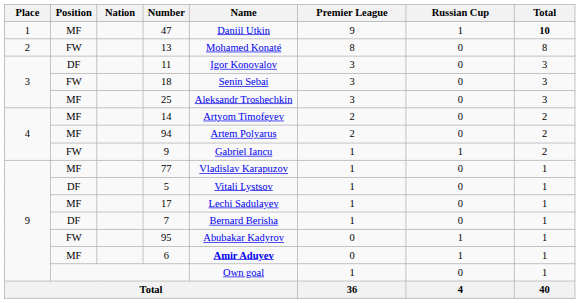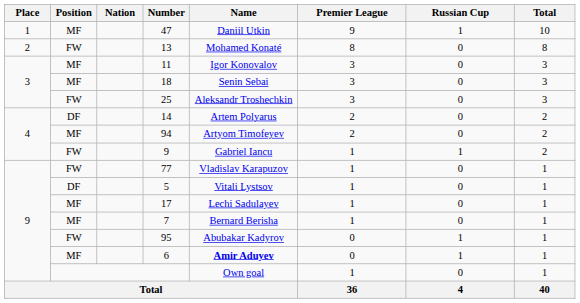(545, 30) bold -> (545, 30) normal
(74, 65) DF -> (74, 65) MF
(74, 82) FW -> (74, 82) MF
(74, 99) MF -> (74, 99) FW
(74, 117) MF -> (74, 117) DF
(244, 117) Artyom Timofeyev -> (244, 117) Artem Polyarus
(244, 134) Artem Polyarus -> (244, 134) Artyom Timofeyev
(74, 168) MF -> (74, 168) FW
(74, 220) DF -> (74, 220) MF
